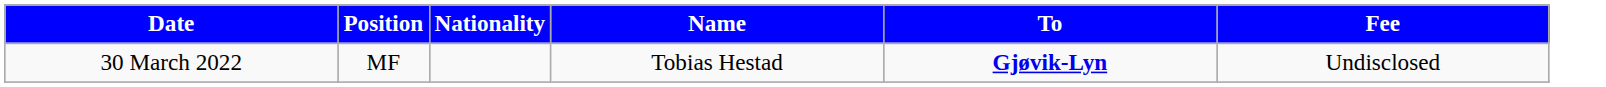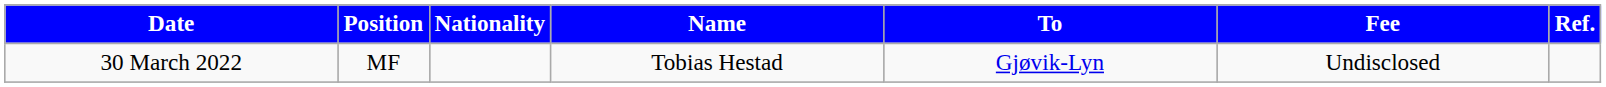+ column: (1575, 24)
(1050, 62) bold -> (1050, 62) normal
